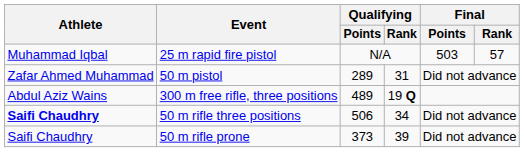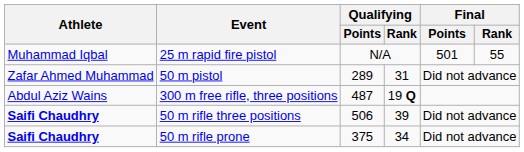(447, 55) 503 -> (447, 55) 501
(497, 55) 57 -> (497, 55) 55
(362, 96) 489 -> (362, 96) 487
(402, 116) 34 -> (402, 116) 39
(50, 137) normal -> (53, 137) bold
(362, 137) 373 -> (362, 137) 375
(402, 137) 39 -> (402, 137) 34
